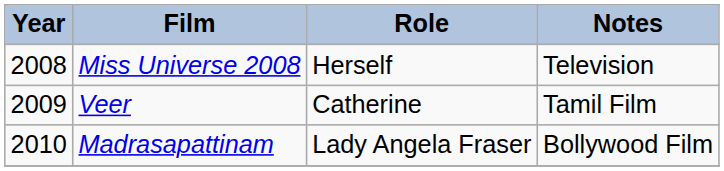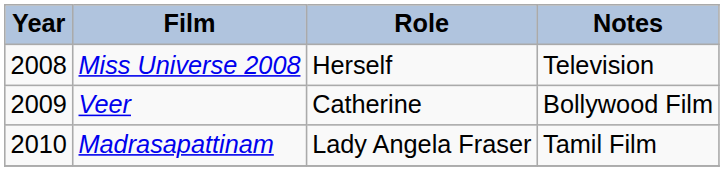(600, 104) Tamil Film -> (628, 104) Bollywood Film
(628, 144) Bollywood Film -> (600, 144) Tamil Film
